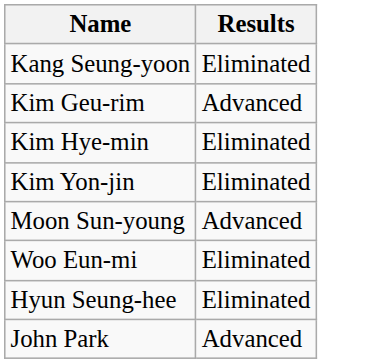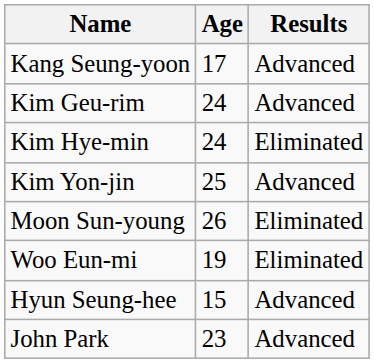+ column: (222, 24)
(256, 63) Eliminated -> (305, 63) Advanced
(256, 181) Eliminated -> (305, 181) Advanced
(252, 220) Advanced -> (309, 220) Eliminated
(256, 299) Eliminated -> (305, 299) Advanced
